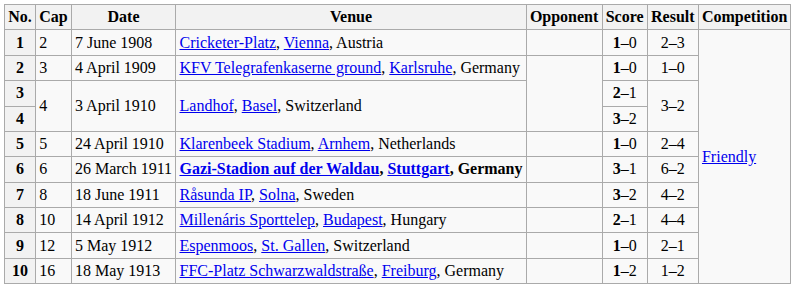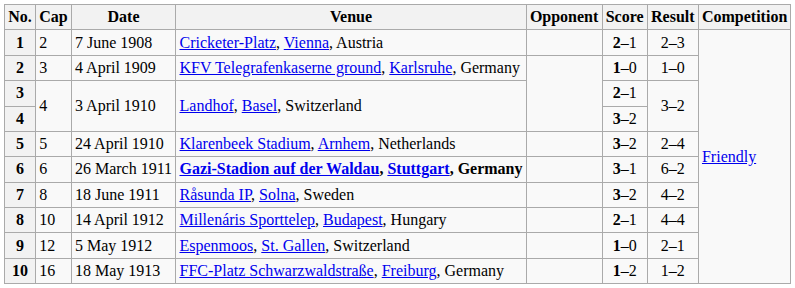(625, 42) 1–0 -> (625, 42) 2–1
(625, 144) 1–0 -> (625, 144) 3–2
